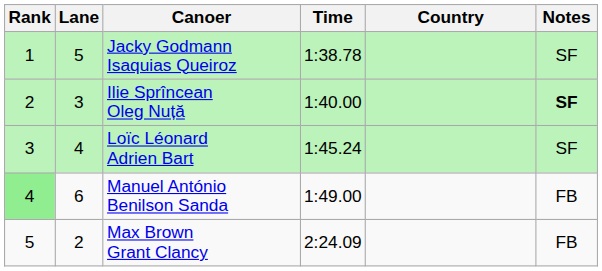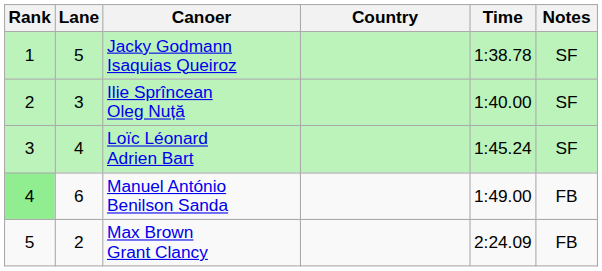columns swapped: (451, 18) <-> (333, 18)
(567, 102) bold -> (567, 102) normal
